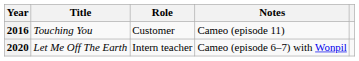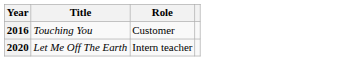- column: (272, 13)
